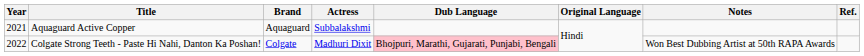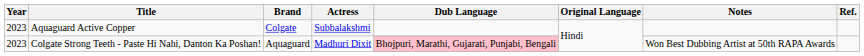(17, 28) 2021 -> (17, 28) 2023
(288, 28) Aquaguard -> (281, 28) Colgate
(17, 43) 2022 -> (17, 43) 2023
(281, 43) Colgate -> (288, 43) Aquaguard
